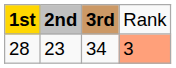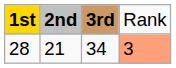(55, 49) 23 -> (55, 49) 21
